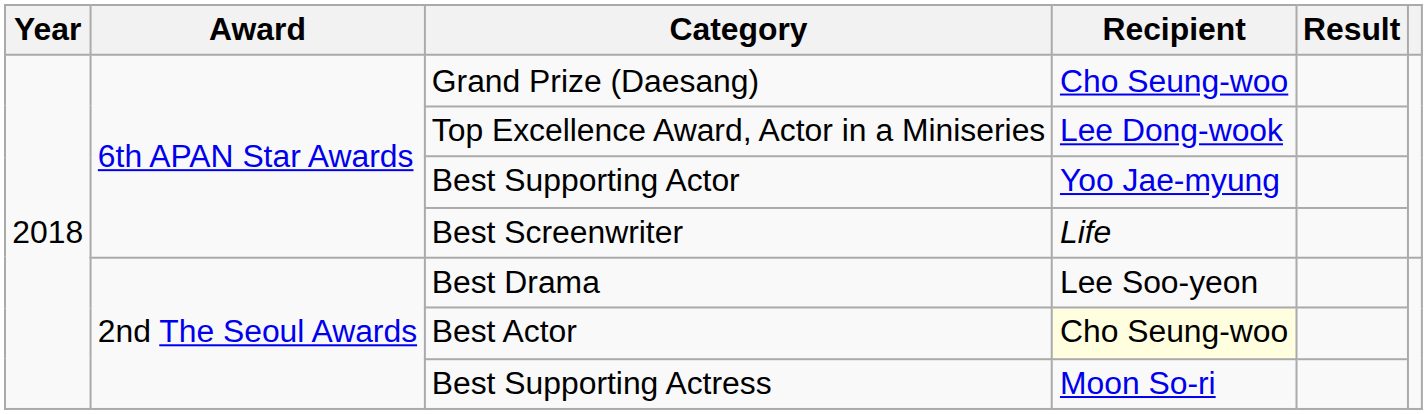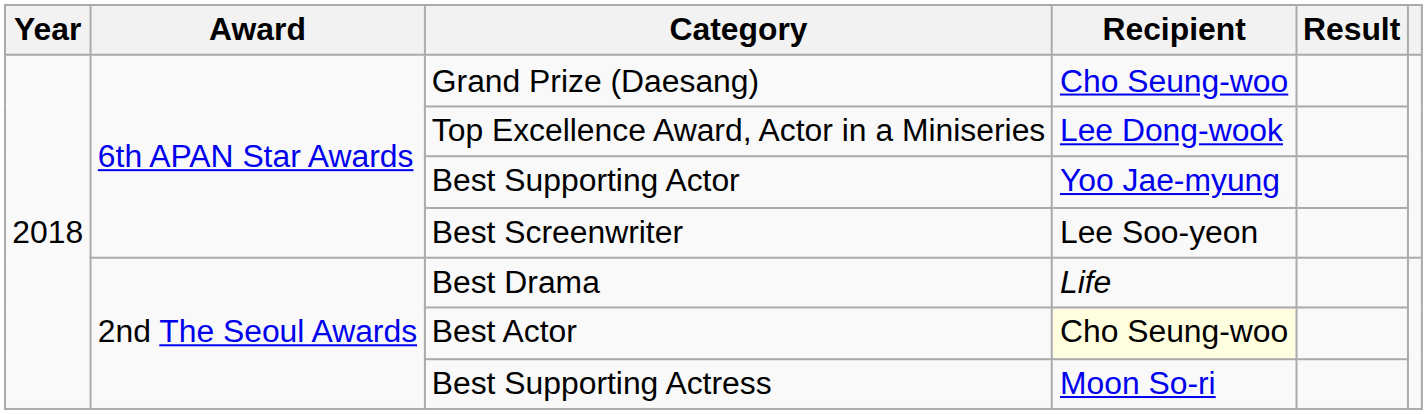(1086, 231) Life -> (1159, 231) Lee Soo-yeon
(1159, 282) Lee Soo-yeon -> (1086, 282) Life
